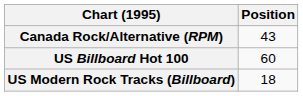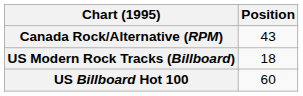rows swapped: (121, 58) <-> (121, 79)
